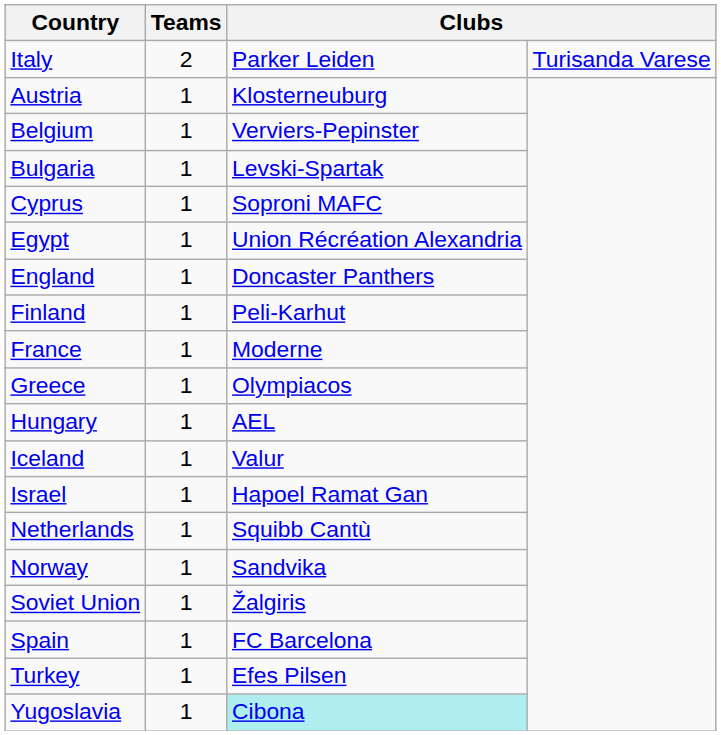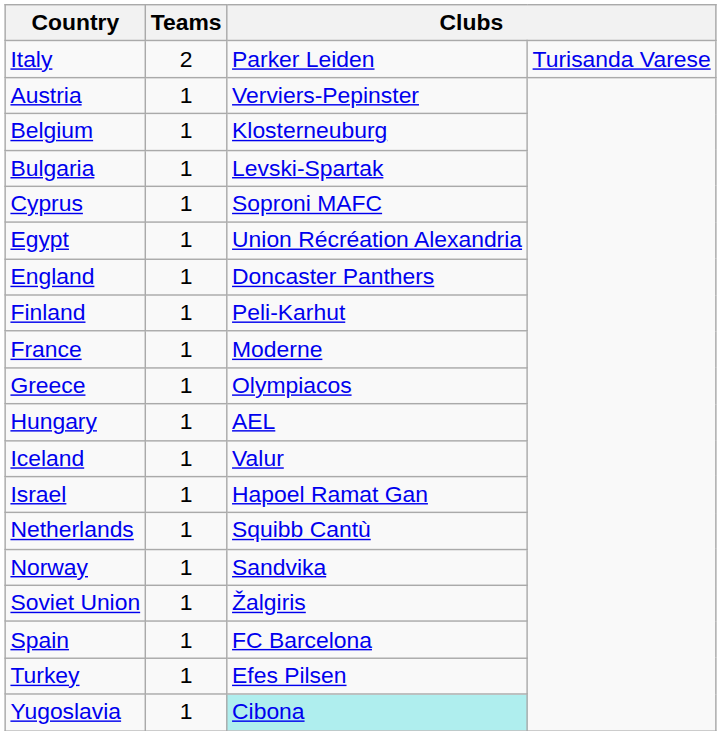(310, 95) Klosterneuburg -> (326, 95) Verviers-Pepinster
(326, 131) Verviers-Pepinster -> (310, 131) Klosterneuburg
